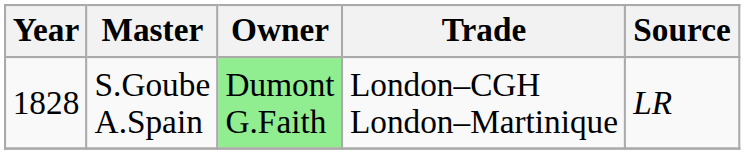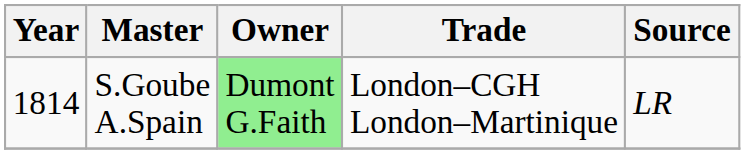(46, 102) 1828 -> (46, 102) 1814
